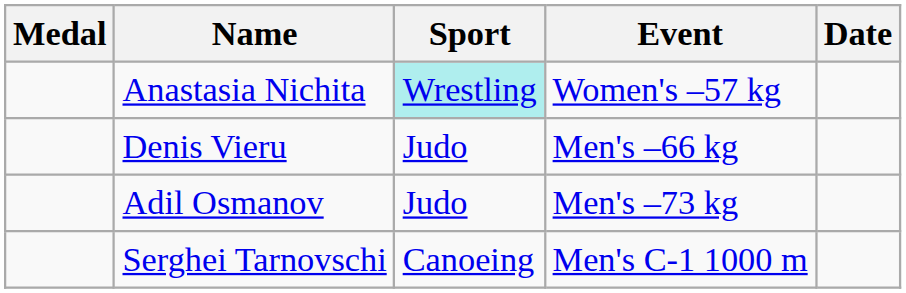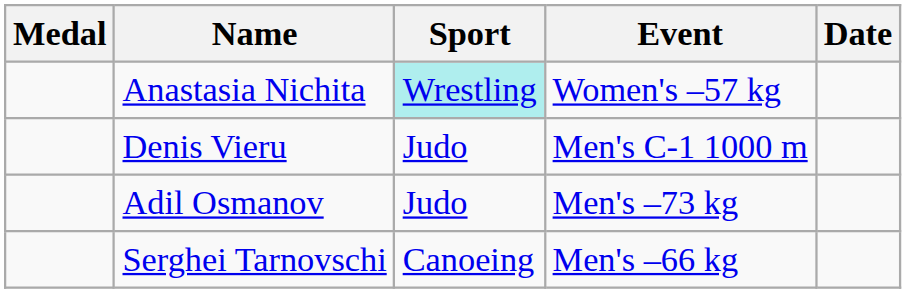(645, 146) Men's –66 kg -> (680, 146) Men's C-1 1000 m
(680, 259) Men's C-1 1000 m -> (645, 259) Men's –66 kg
